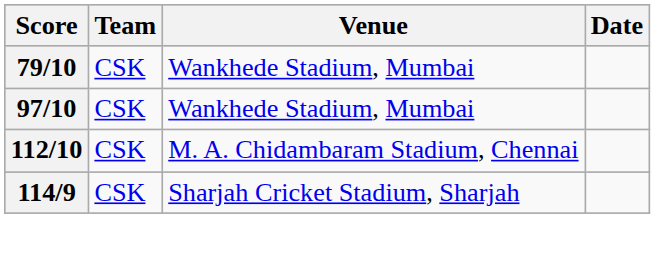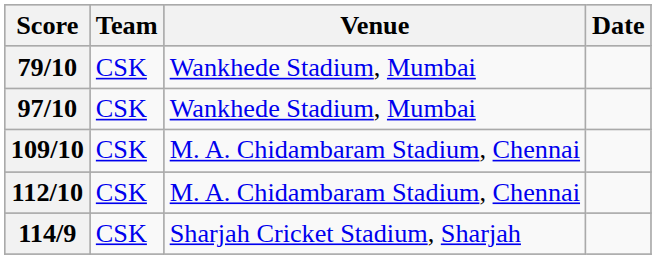+ row: (47, 150)
